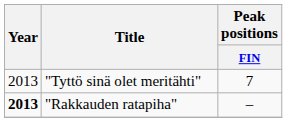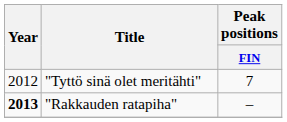(23, 81) 2013 -> (23, 81) 2012
